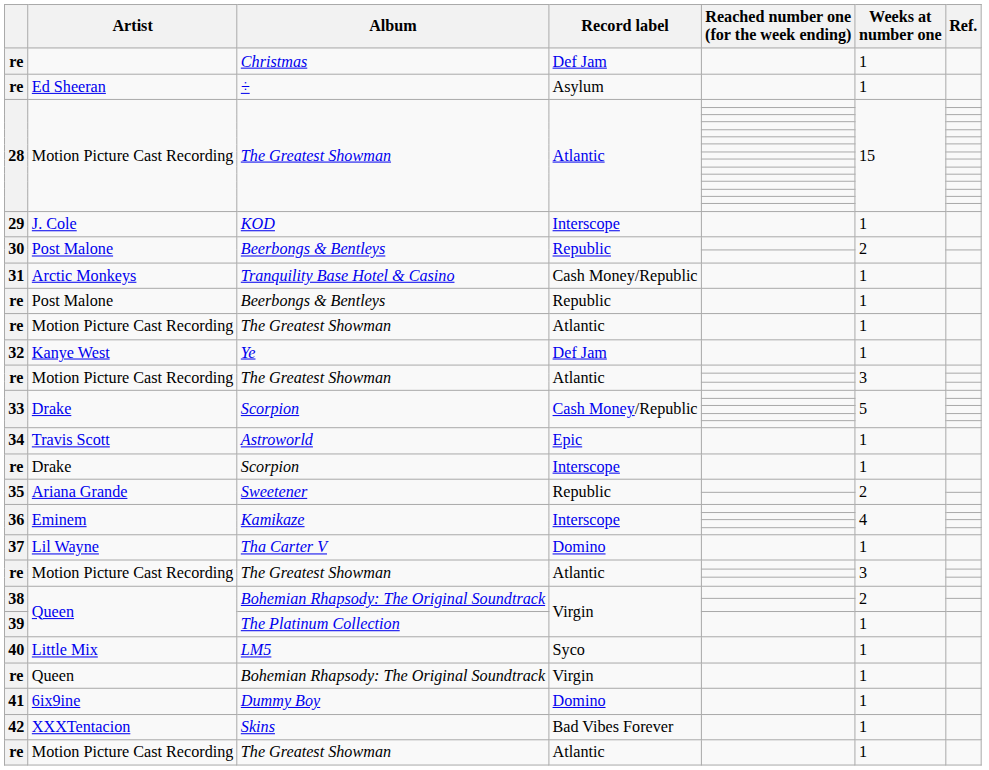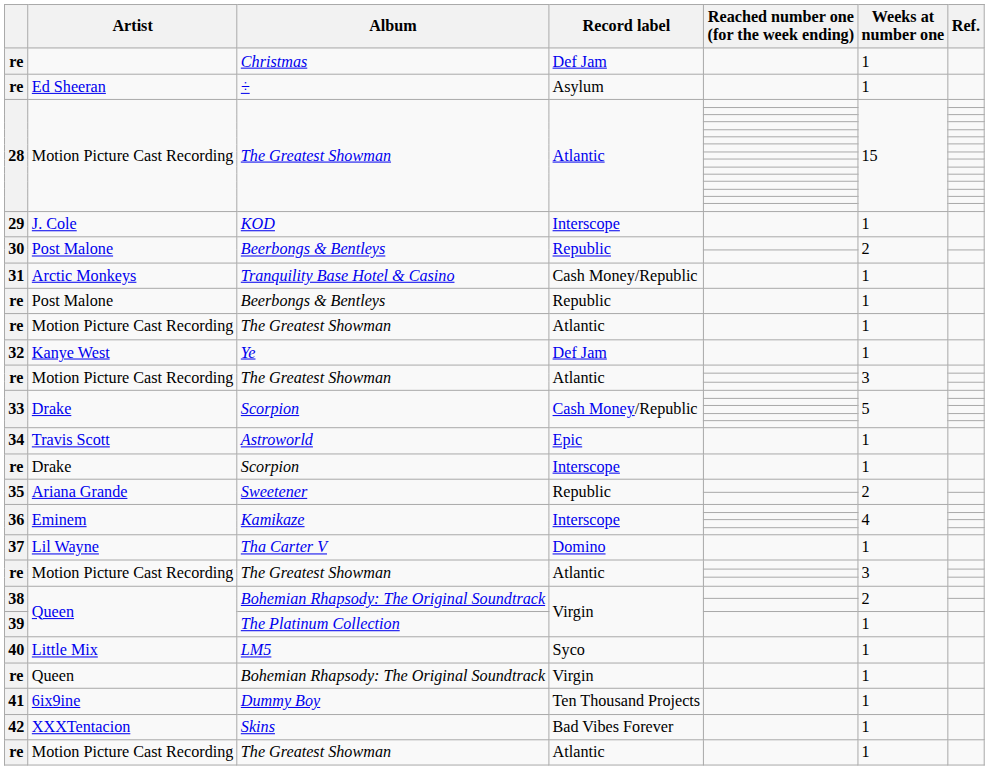(579, 701) Domino -> (626, 701) Ten Thousand Projects
